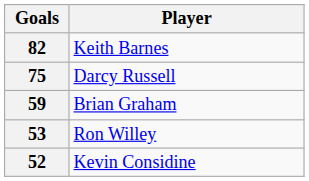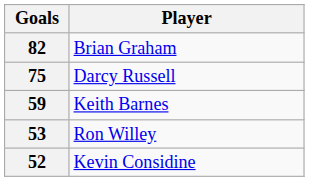(121, 47) Keith Barnes -> (125, 47) Brian Graham
(125, 104) Brian Graham -> (121, 104) Keith Barnes
